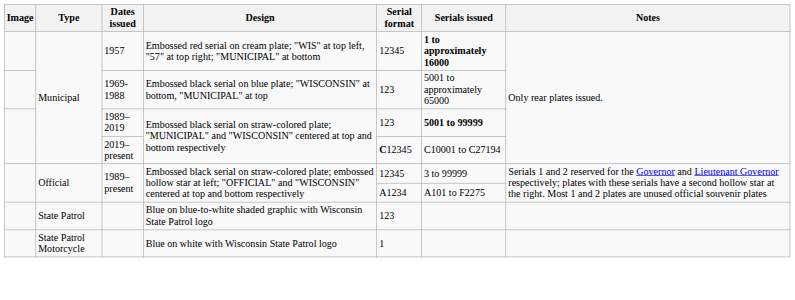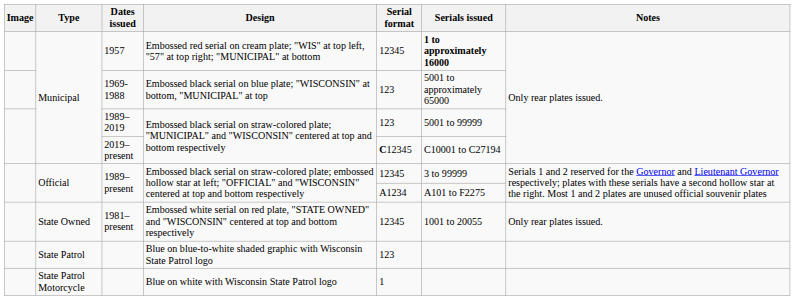(453, 122) bold -> (453, 122) normal
+ row: (119, 221)
